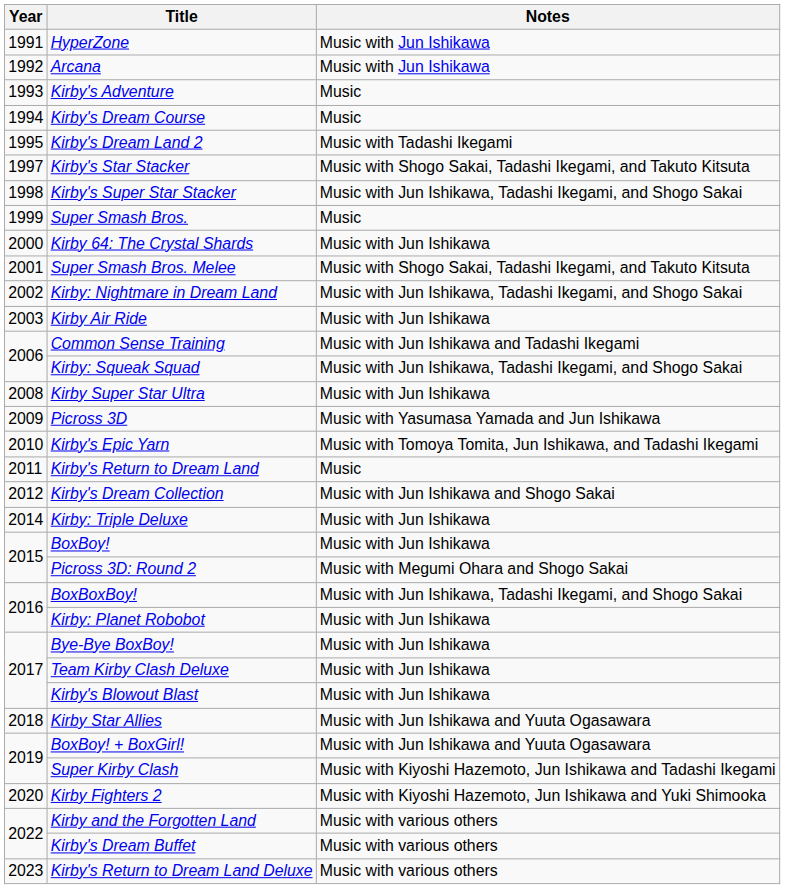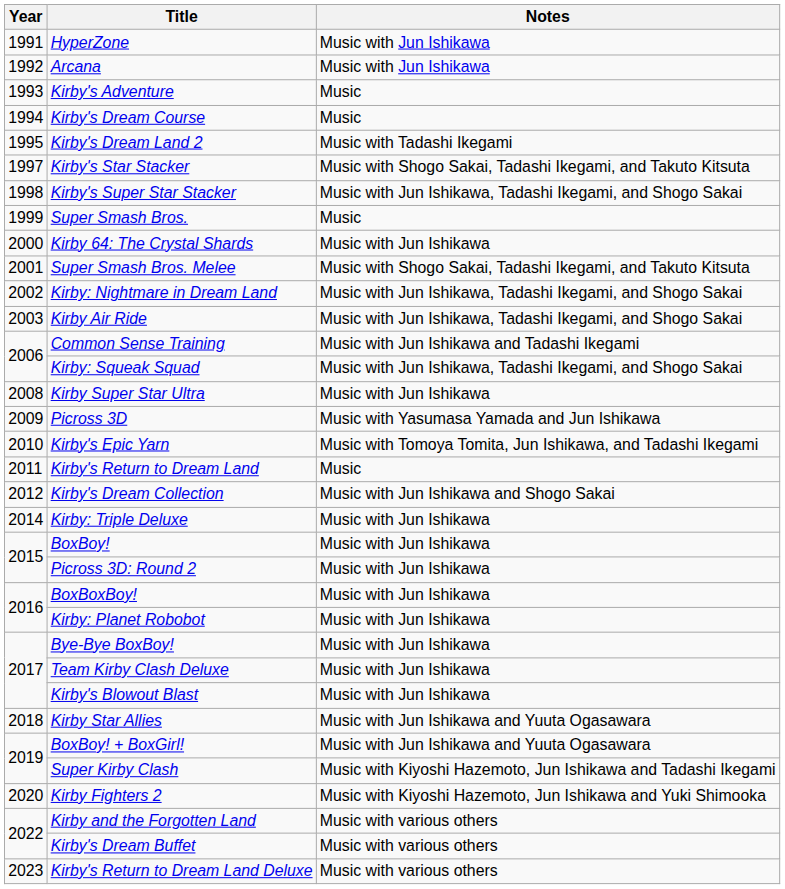(405, 318) Music with Jun Ishikawa -> (531, 318) Music with Jun Ishikawa, Tadashi Ikegami, and Shogo Sakai
(474, 569) Music with Megumi Ohara and Shogo Sakai -> (405, 569) Music with Jun Ishikawa
(531, 594) Music with Jun Ishikawa, Tadashi Ikegami, and Shogo Sakai -> (405, 594) Music with Jun Ishikawa
